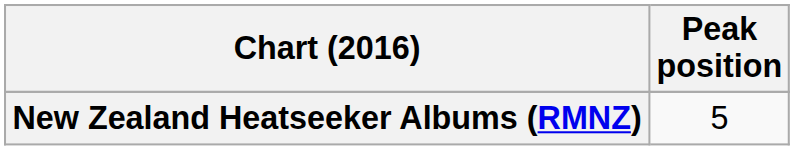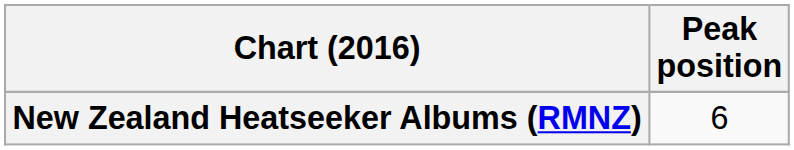(719, 117) 5 -> (719, 117) 6
